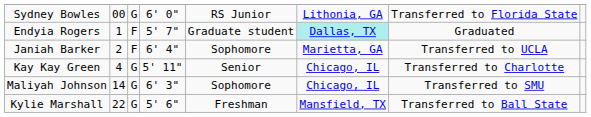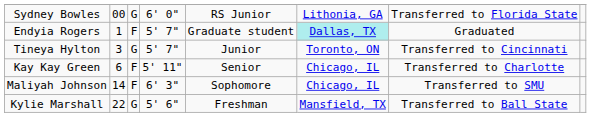- row: (57, 49)
+ row: (57, 49)
(119, 67) 4 -> (119, 67) 6
(134, 67) G -> (134, 67) F
(134, 85) G -> (134, 85) F
